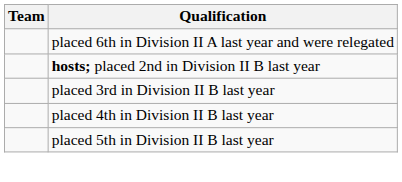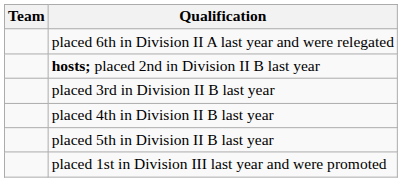+ row: (219, 164)
